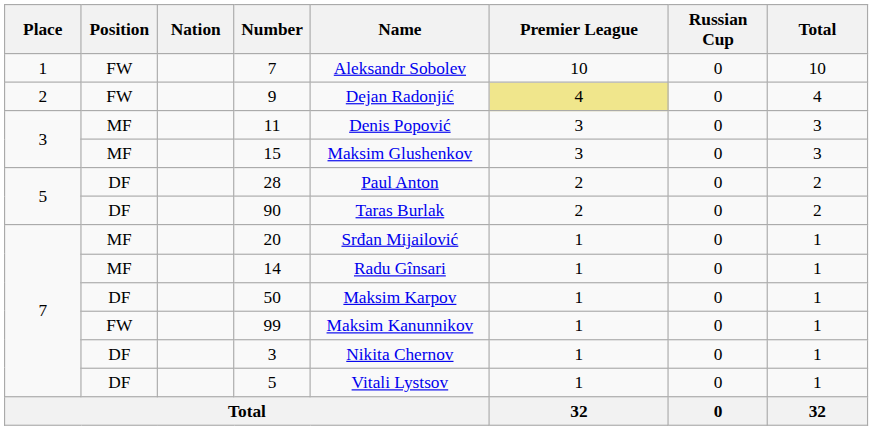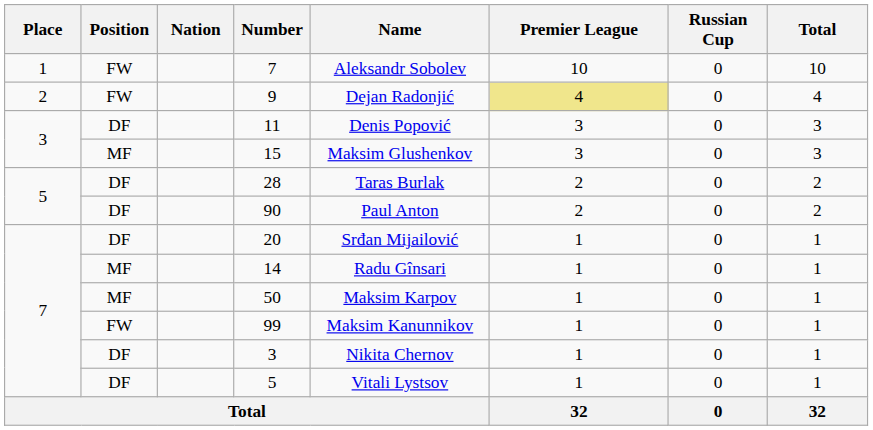(119, 125) MF -> (119, 125) DF
(400, 182) Paul Anton -> (400, 182) Taras Burlak
(400, 210) Taras Burlak -> (400, 210) Paul Anton
(119, 239) MF -> (119, 239) DF
(119, 296) DF -> (119, 296) MF
